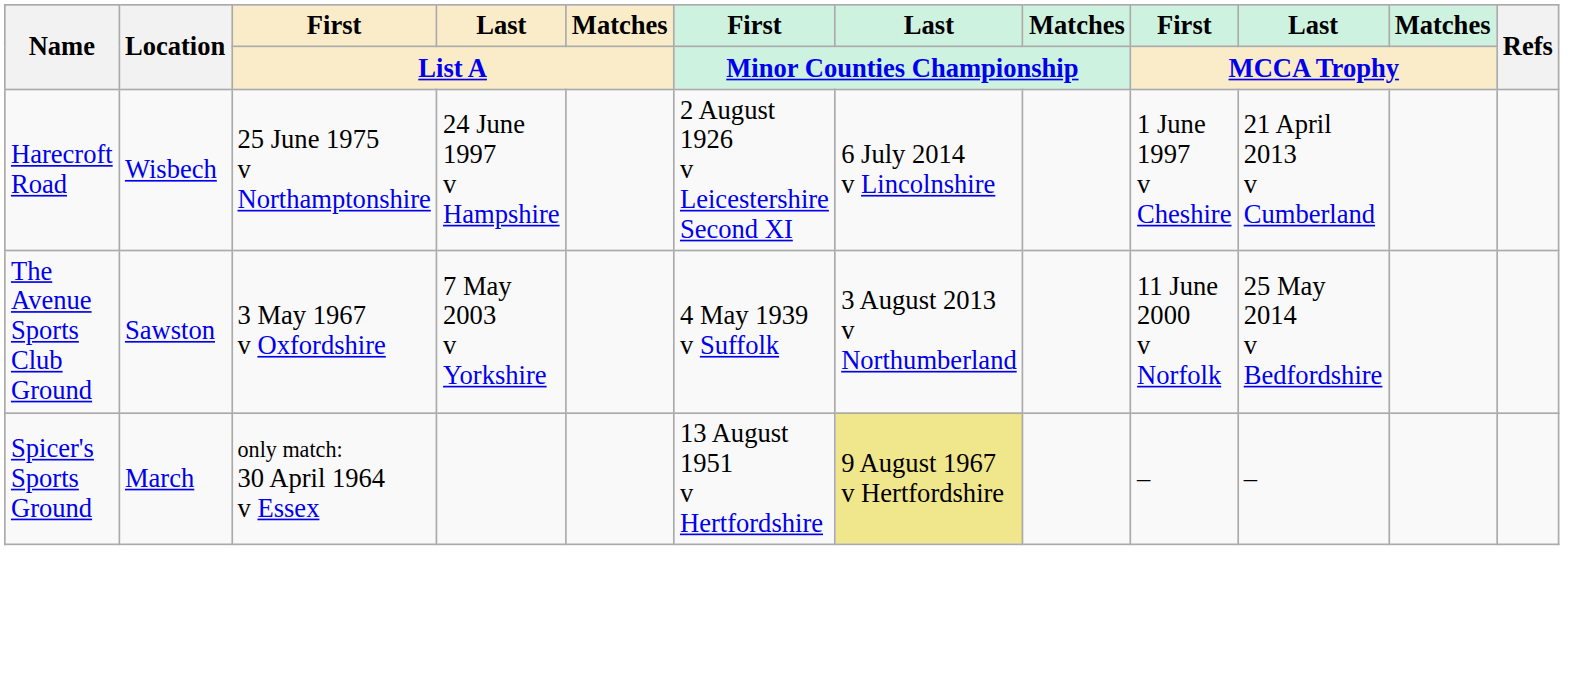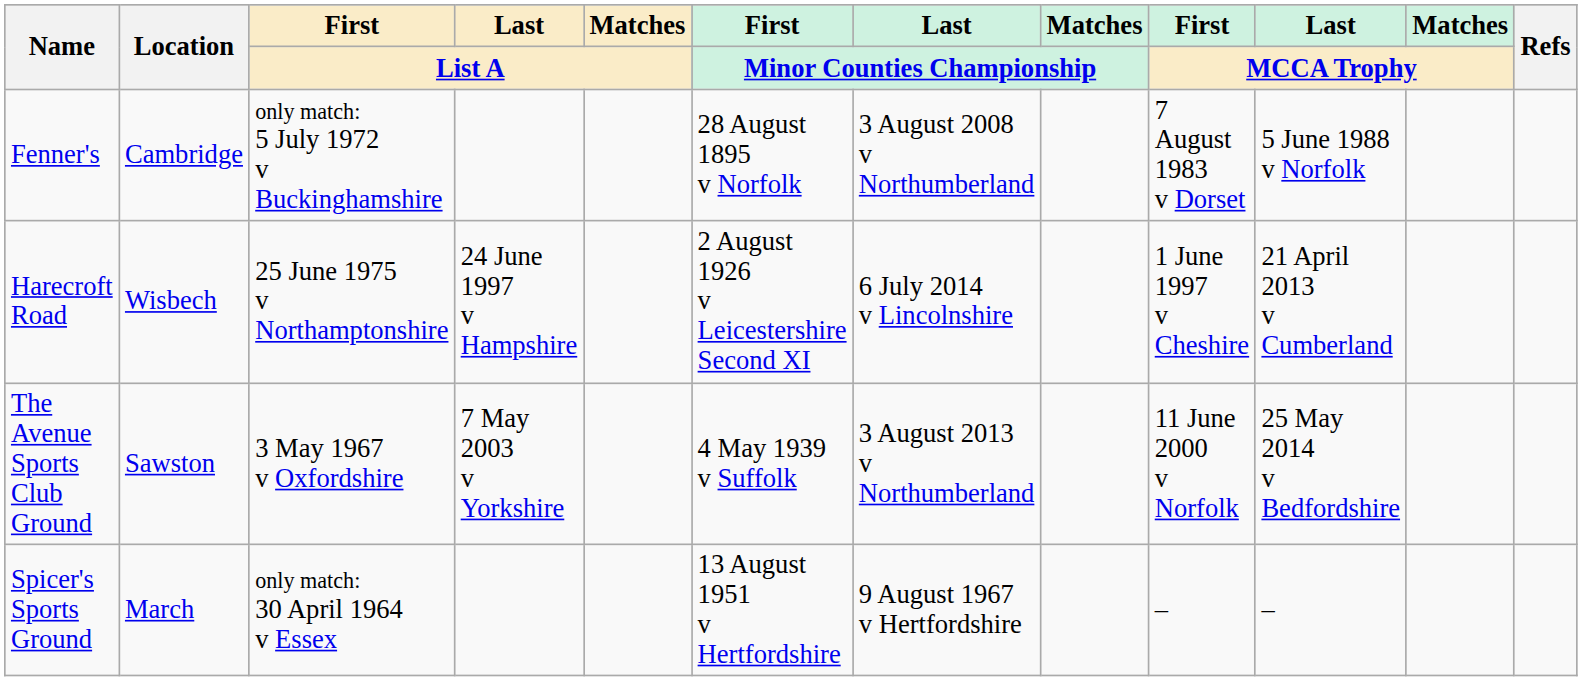+ row: (55, 154)
(923, 477) khaki background -> (940, 609) no background
